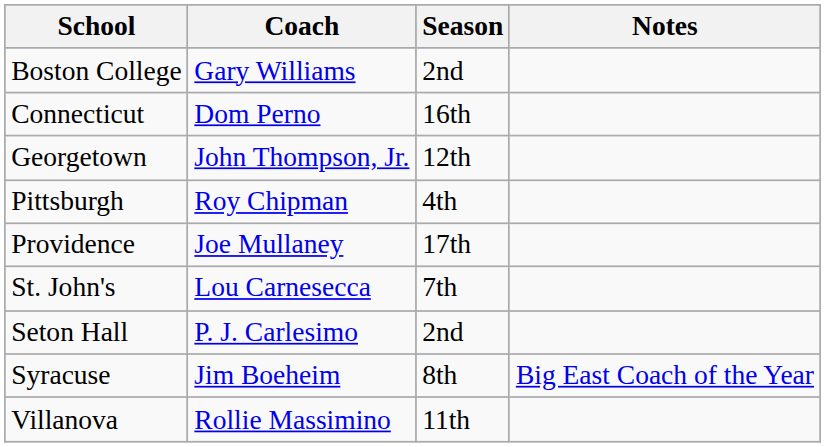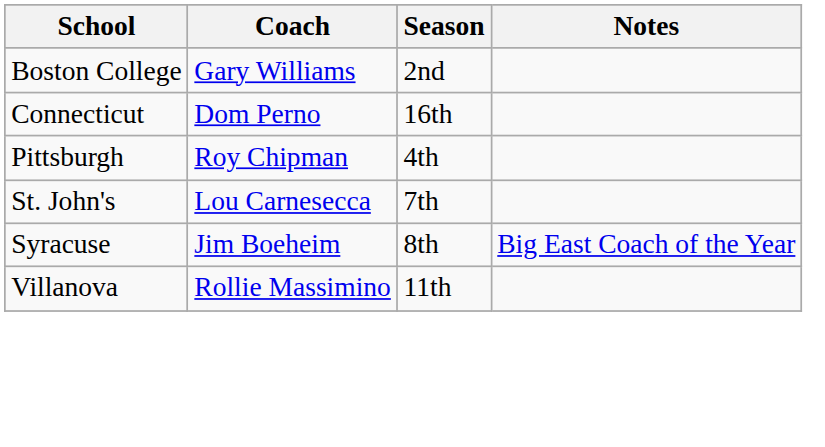- row: (79, 157)
- row: (73, 244)
- row: (70, 331)
